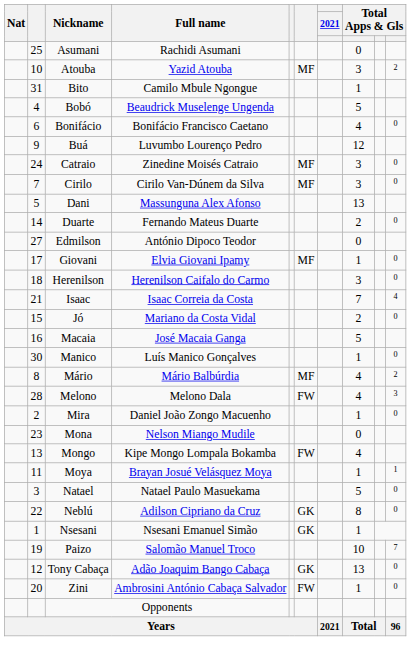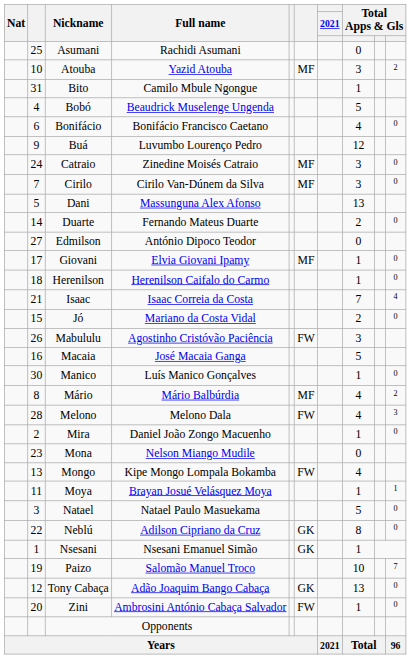(359, 279) 3 -> (359, 279) 1
+ row: (78, 338)
